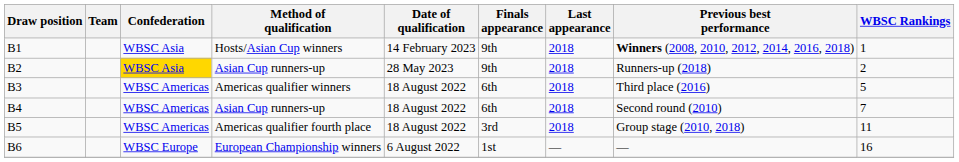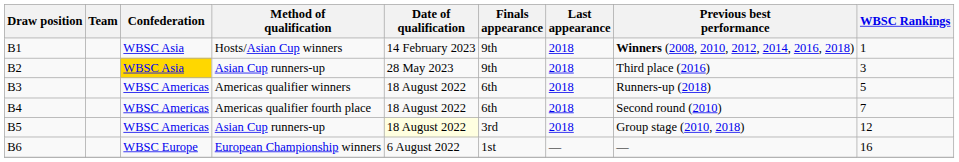(664, 68) Runners-up (2018) -> (663, 68) Third place (2016)
(863, 68) 2 -> (863, 68) 3
(663, 87) Third place (2016) -> (664, 87) Runners-up (2018)
(270, 107) Asian Cup runners-up -> (293, 107) Americas qualifier fourth place
(293, 127) Americas qualifier fourth place -> (270, 127) Asian Cup runners-up
(426, 127) no background -> (426, 127) lightyellow background
(866, 127) 11 -> (866, 127) 12
